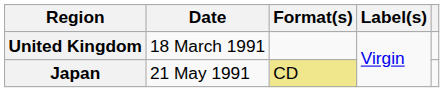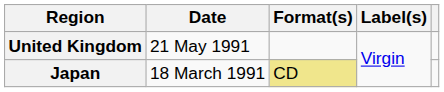(208, 45) 18 March 1991 -> (200, 45) 21 May 1991
(200, 73) 21 May 1991 -> (208, 73) 18 March 1991
